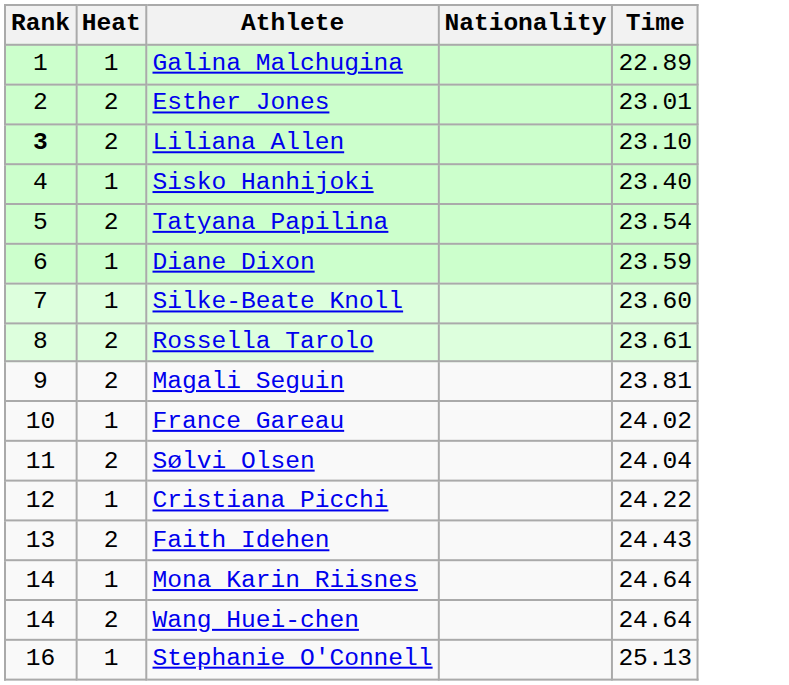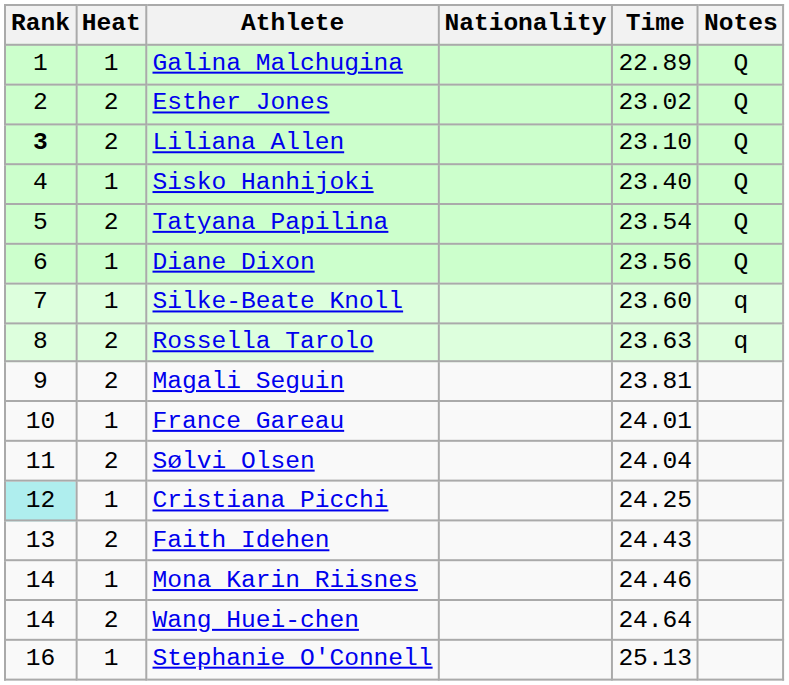+ column: (741, 25)
(655, 105) 23.01 -> (655, 105) 23.02
(655, 263) 23.59 -> (655, 263) 23.56
(655, 343) 23.61 -> (655, 343) 23.63
(655, 422) 24.02 -> (655, 422) 24.01
(40, 501) no background -> (40, 501) paleturquoise background
(655, 501) 24.22 -> (655, 501) 24.25
(655, 581) 24.64 -> (655, 581) 24.46
